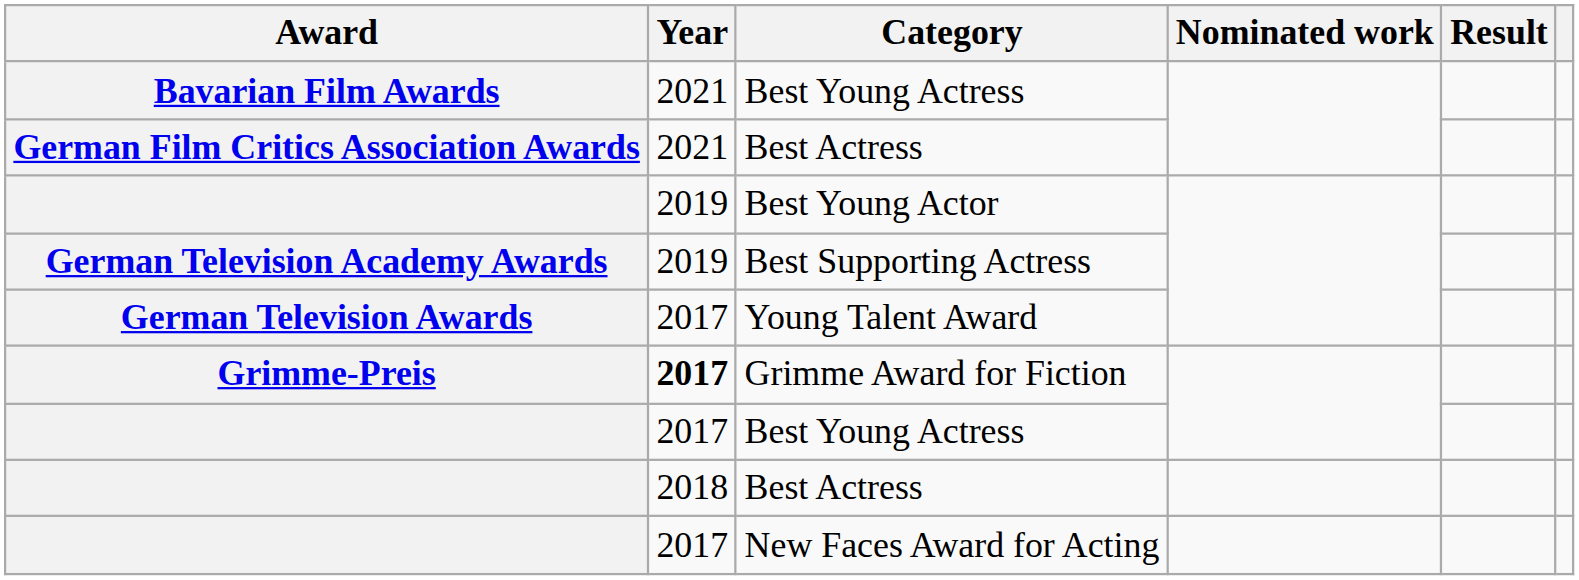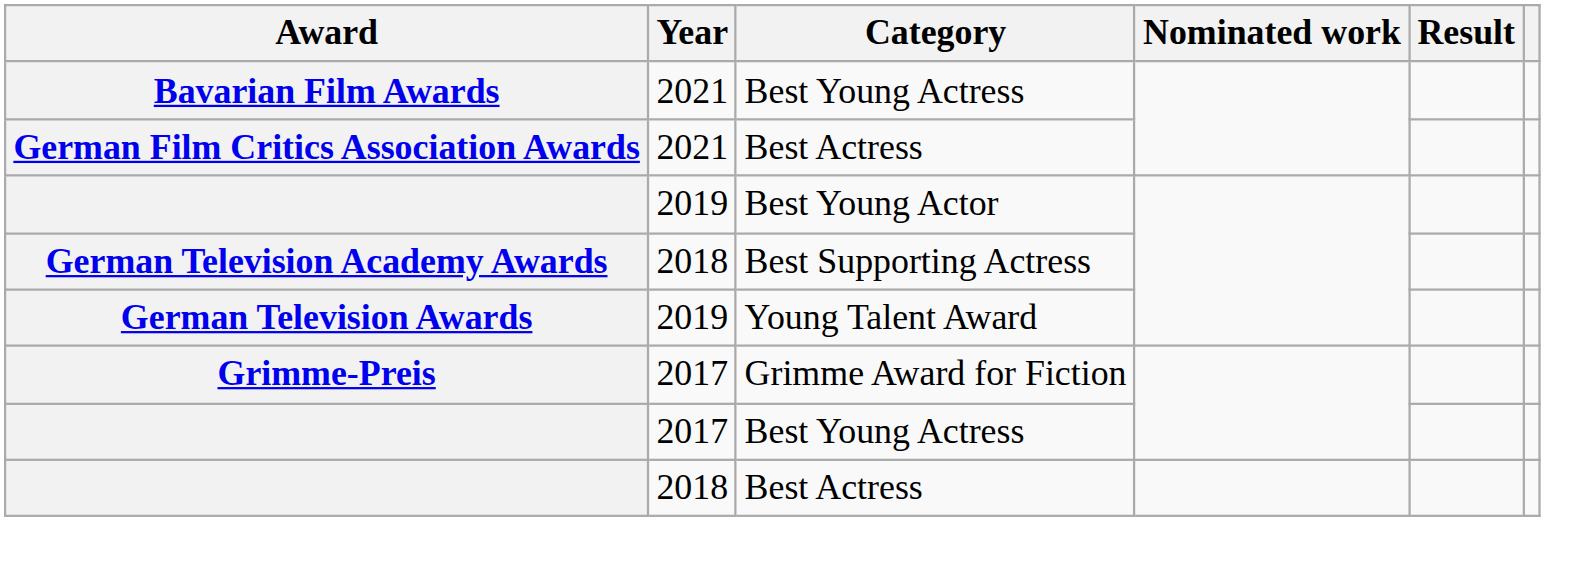(692, 260) 2019 -> (692, 260) 2018
(692, 317) 2017 -> (692, 317) 2019
(692, 373) bold -> (692, 373) normal
- row: (327, 545)
